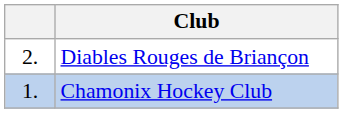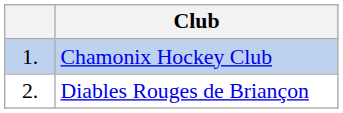rows swapped: (166, 90) <-> (185, 56)
